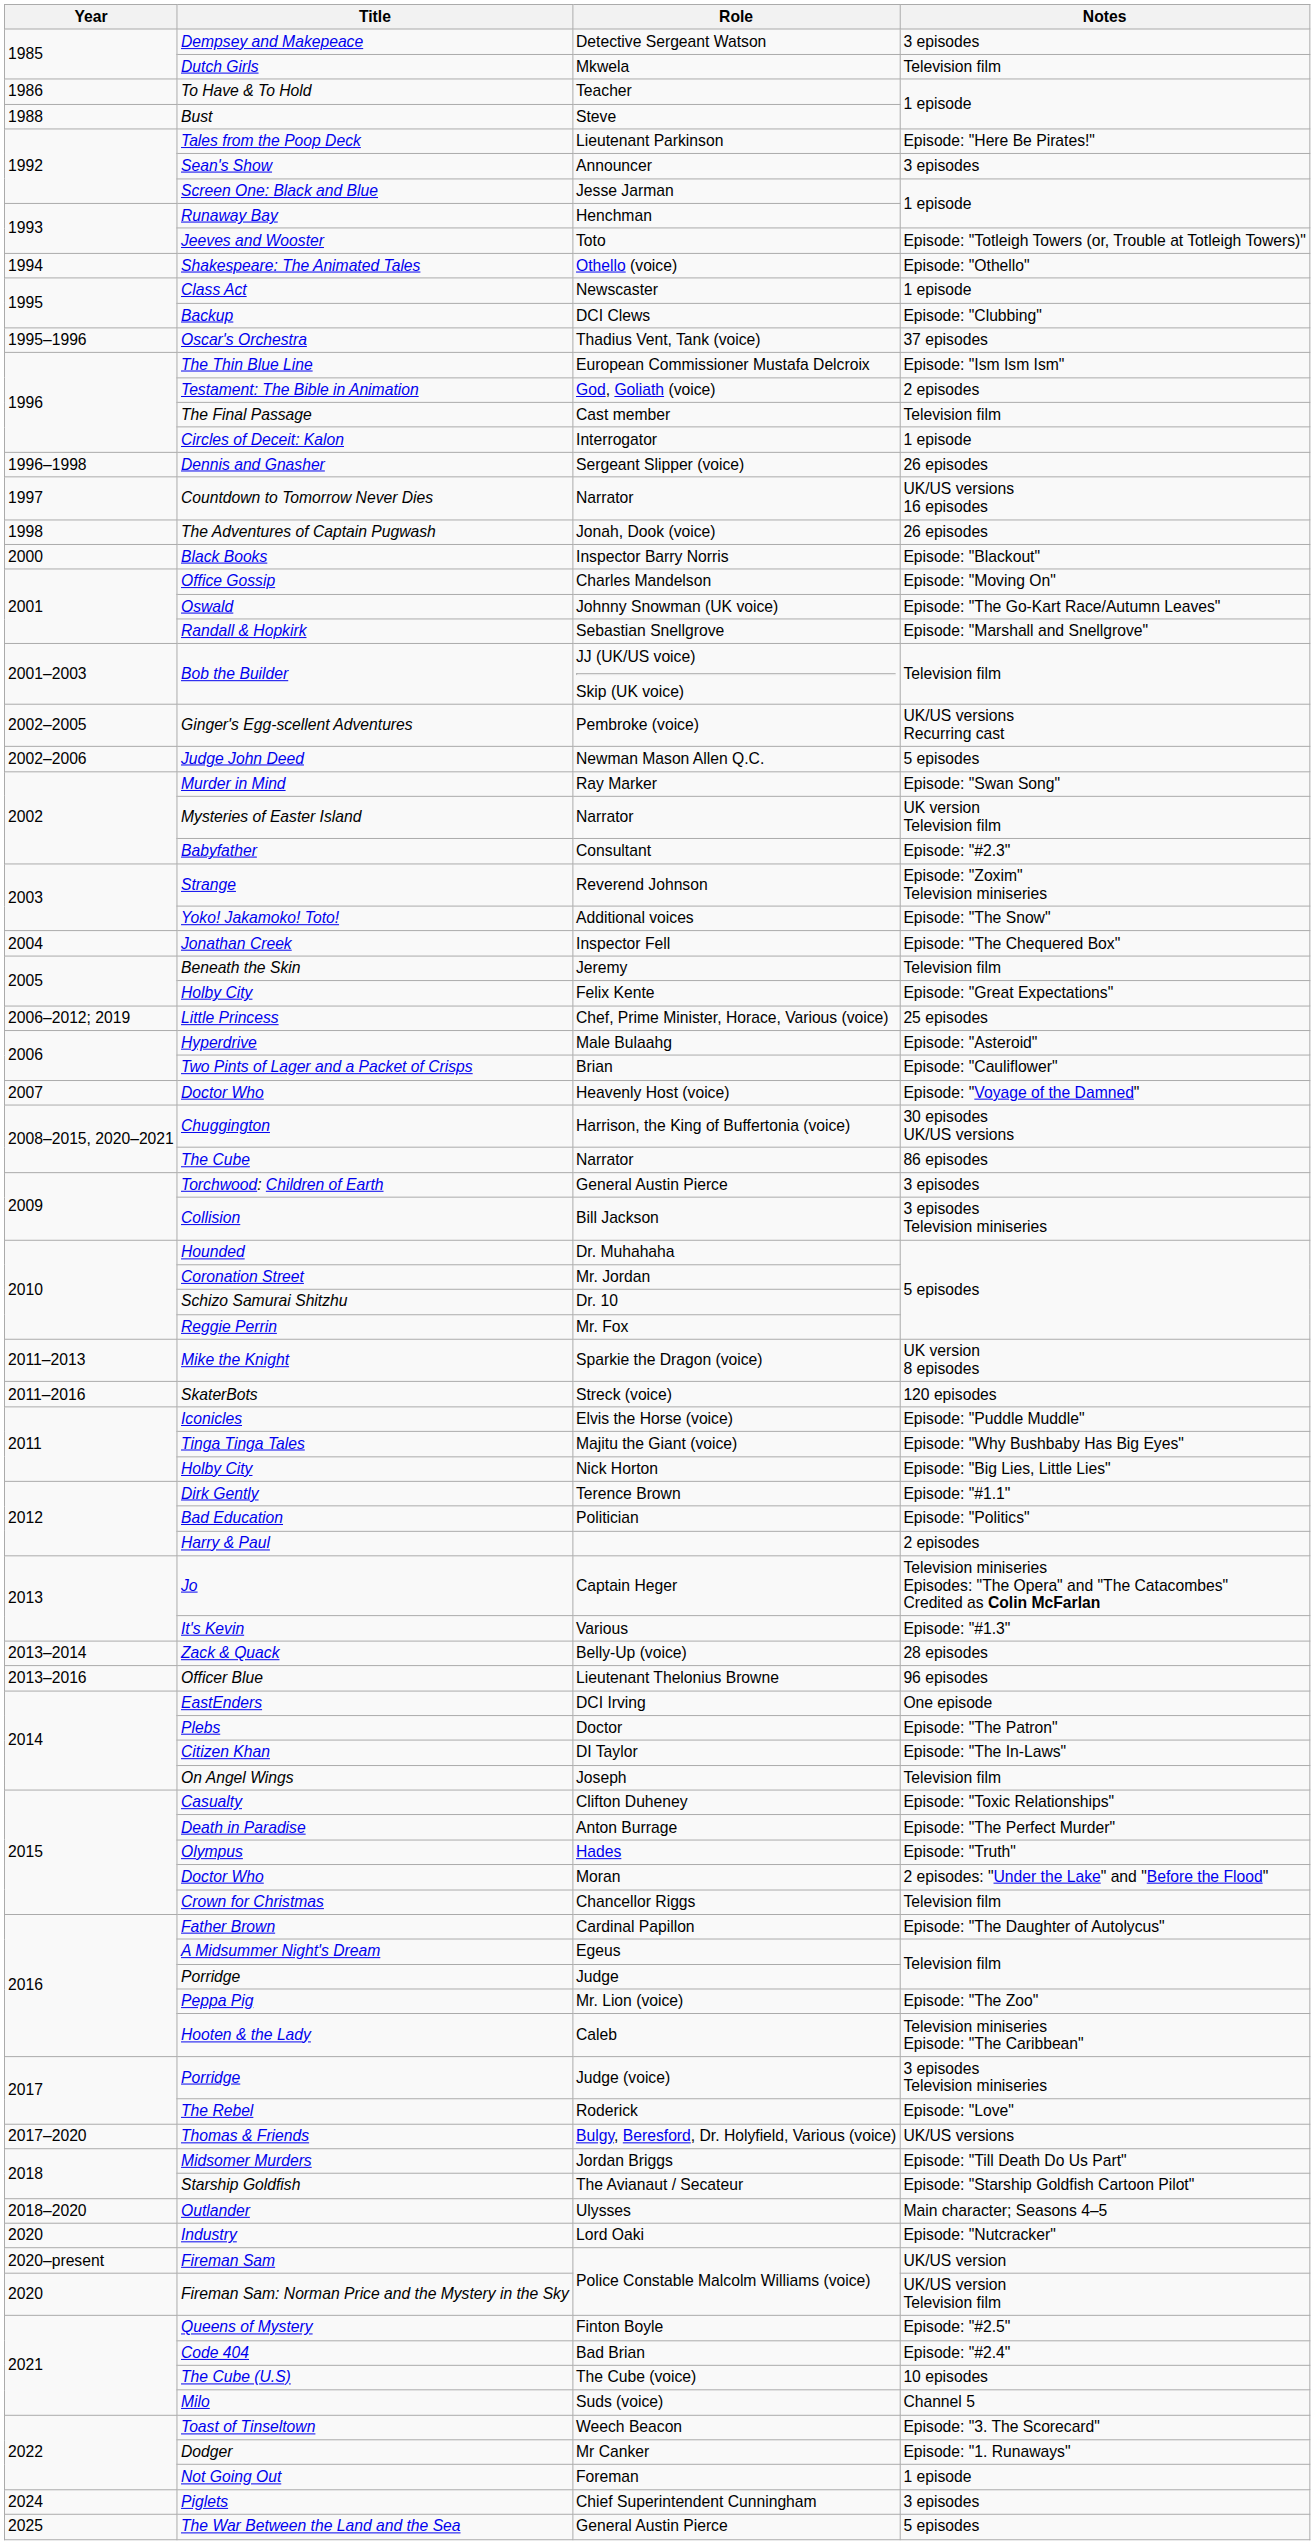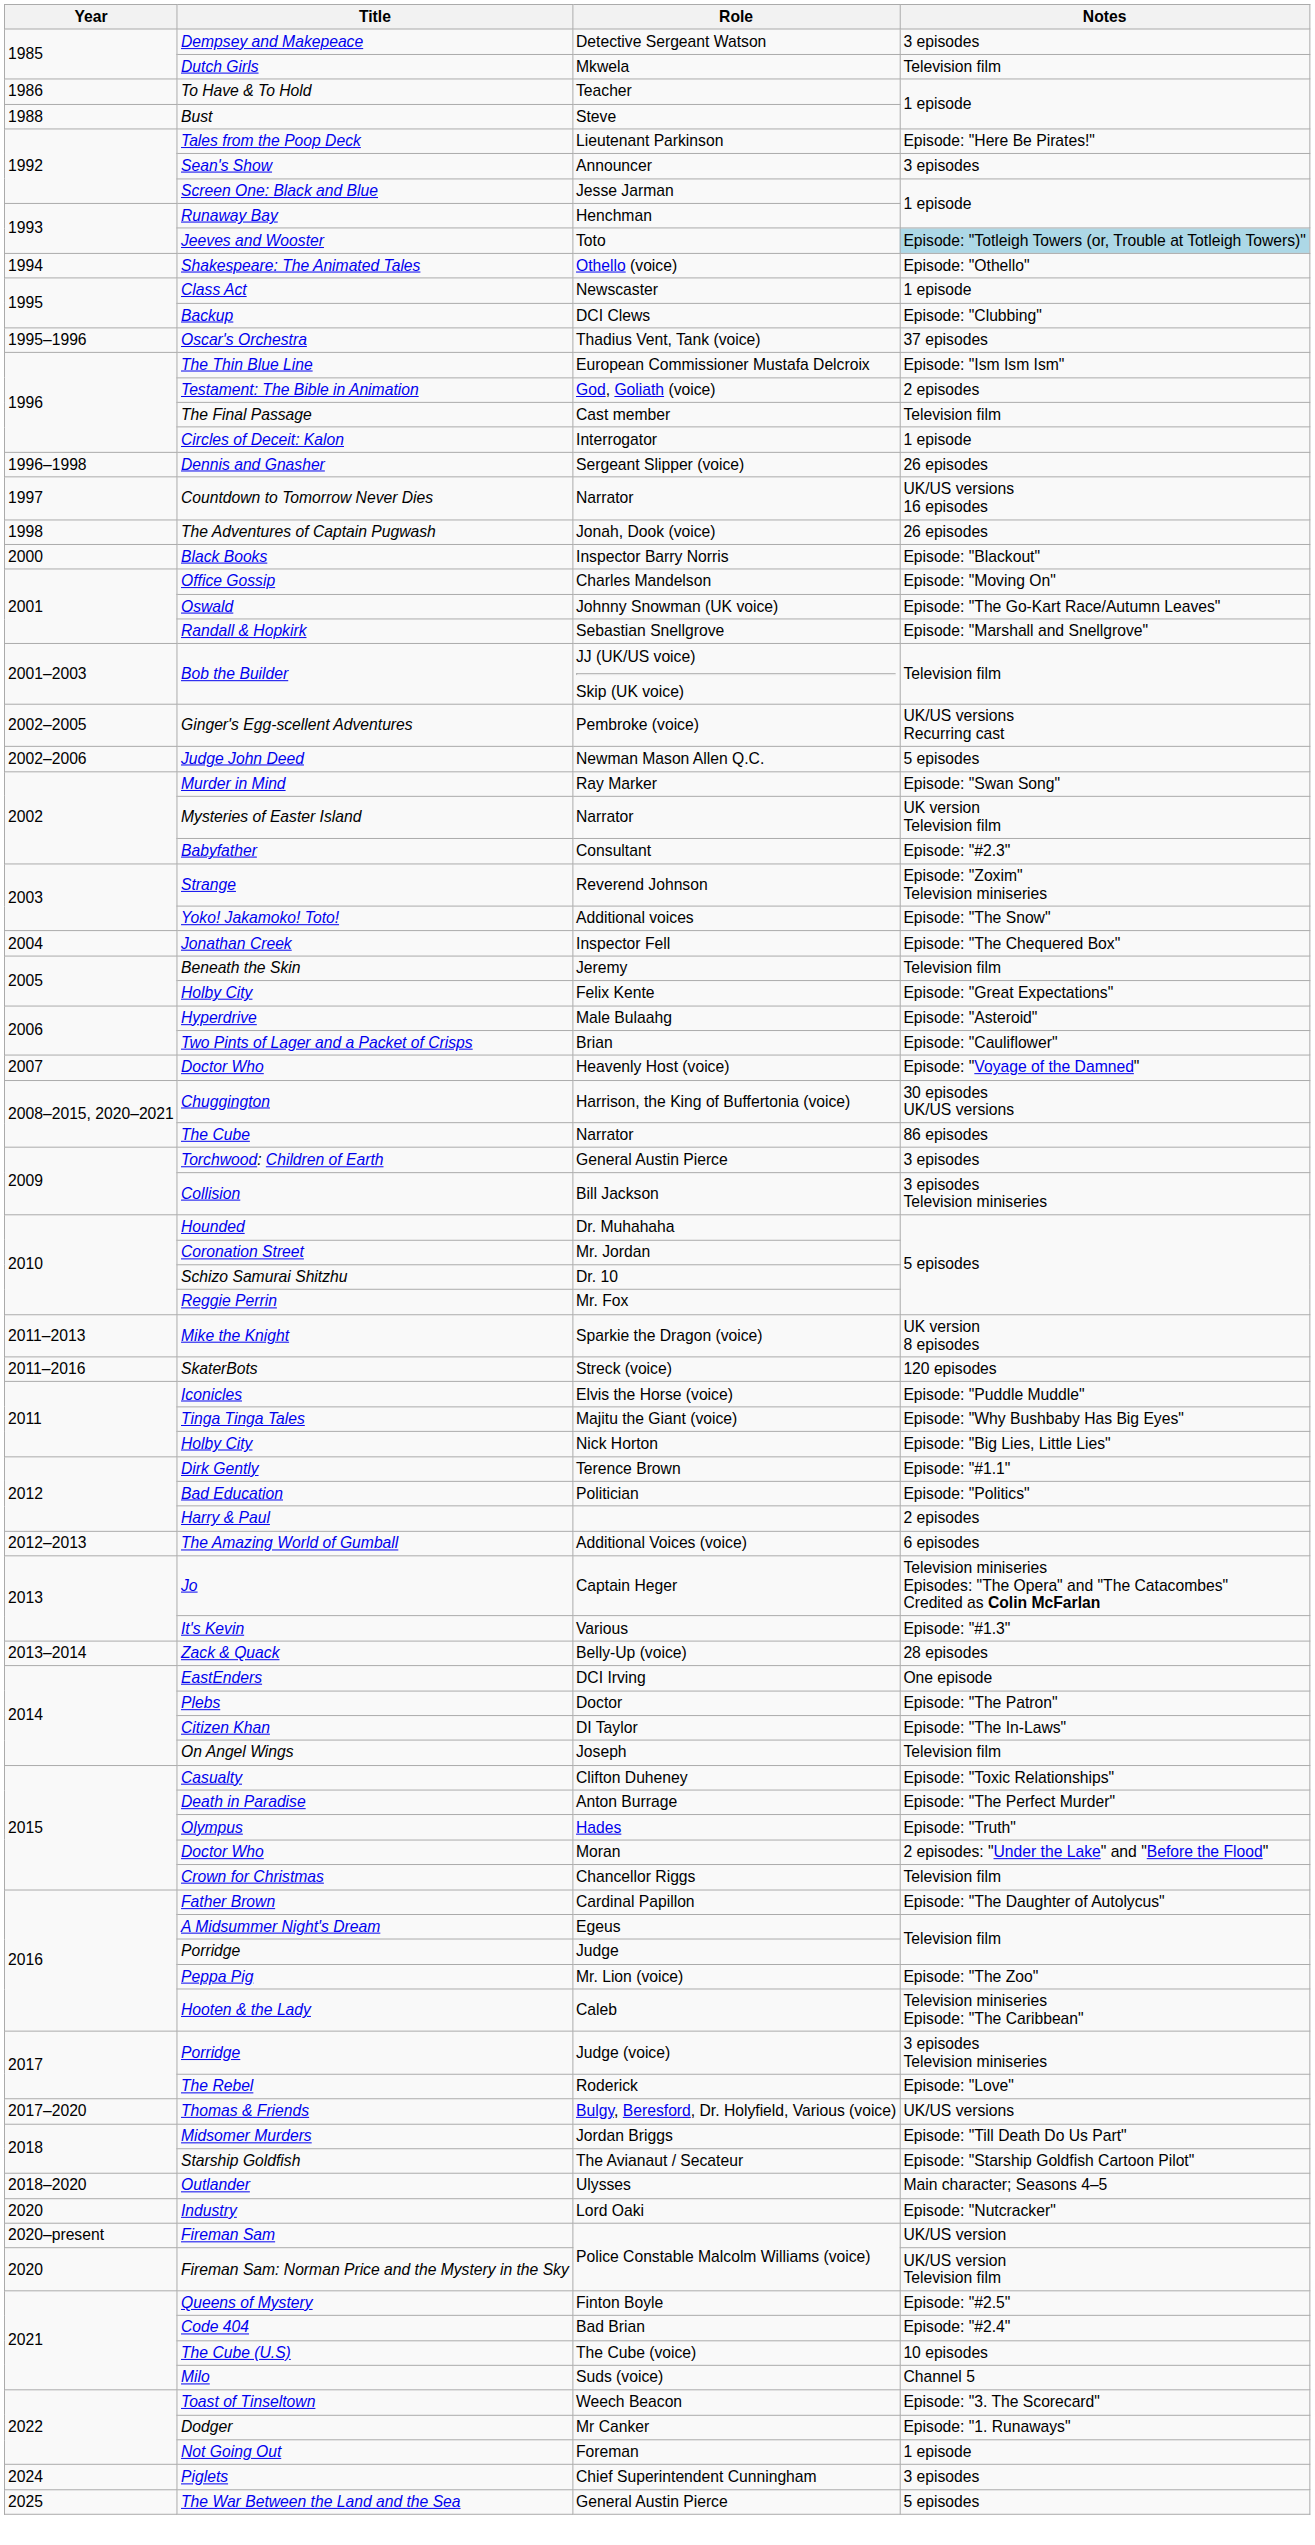(1105, 240) no background -> (1105, 240) lightblue background
- row: (230, 1018)
+ row: (290, 1543)
- row: (222, 1678)
